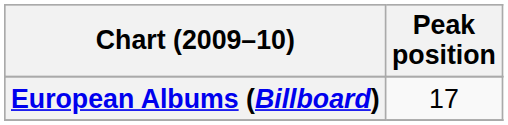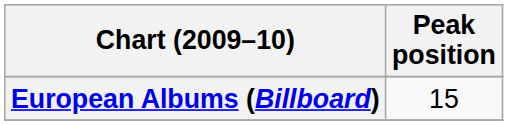(444, 98) 17 -> (444, 98) 15
